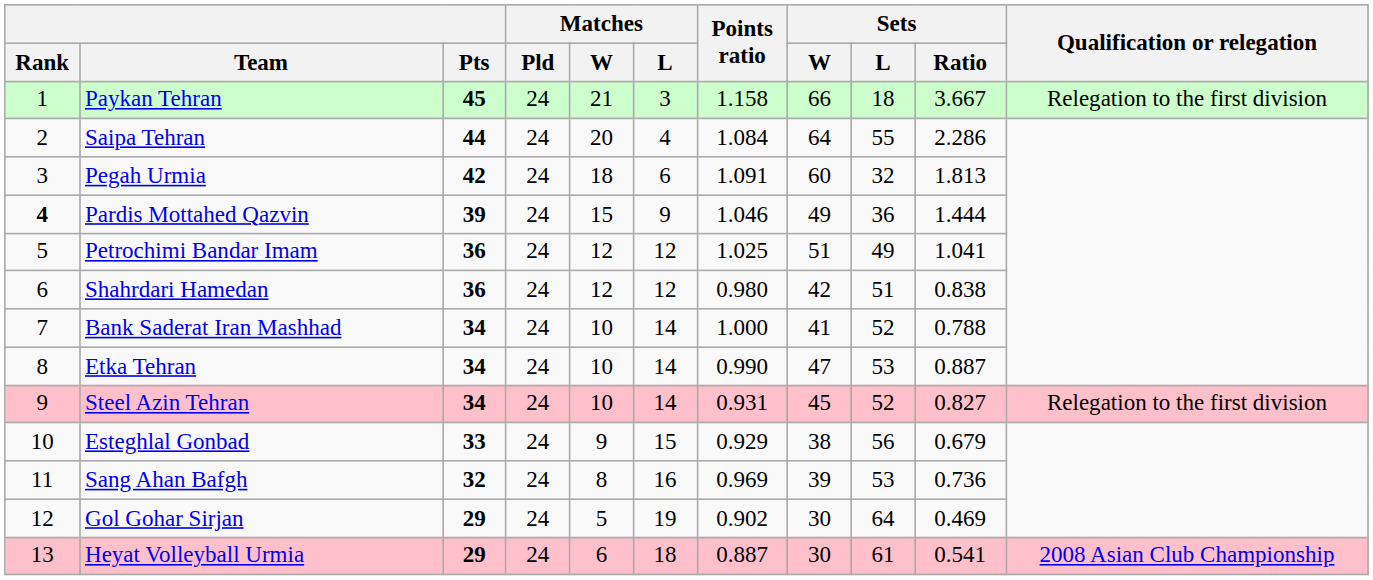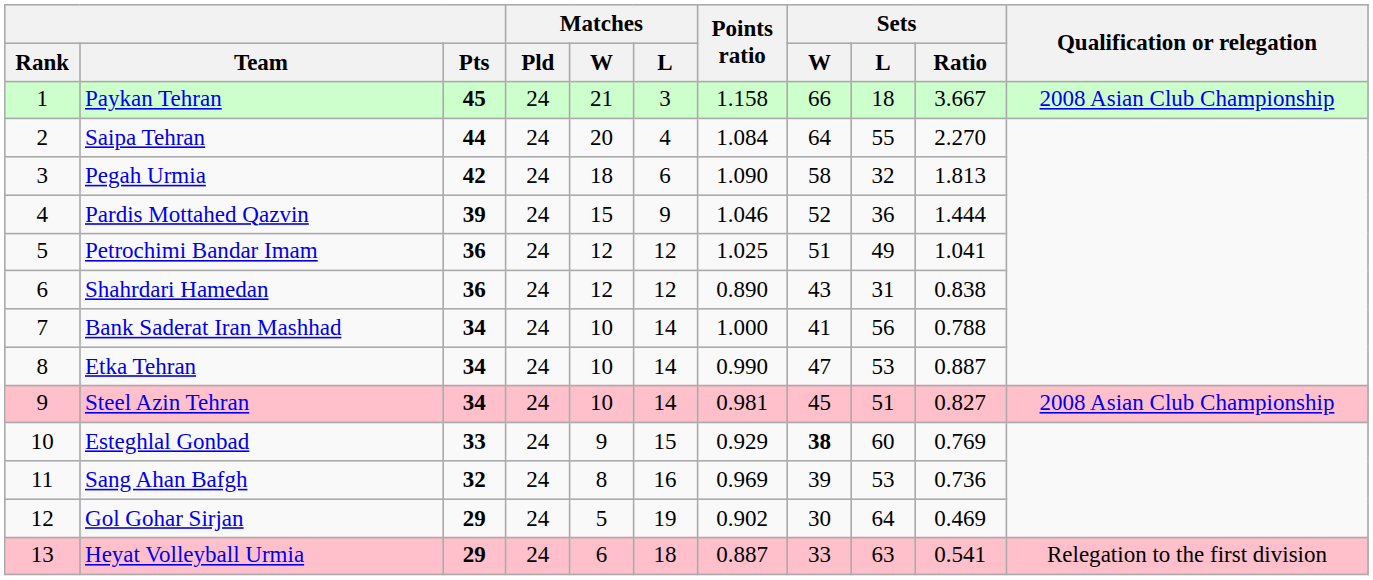(1187, 99) Relegation to the first division -> (1187, 99) 2008 Asian Club Championship
(960, 137) 2.286 -> (960, 137) 2.270
(742, 175) 1.091 -> (742, 175) 1.090
(819, 175) 60 -> (819, 175) 58
(42, 213) bold -> (42, 213) normal
(819, 213) 49 -> (819, 213) 52
(742, 289) 0.980 -> (742, 289) 0.890
(819, 289) 42 -> (819, 289) 43
(883, 289) 51 -> (883, 289) 31
(883, 327) 52 -> (883, 327) 56
(742, 403) 0.931 -> (742, 403) 0.981
(883, 403) 52 -> (883, 403) 51
(1187, 403) Relegation to the first division -> (1187, 403) 2008 Asian Club Championship
(819, 441) normal -> (819, 441) bold
(883, 441) 56 -> (883, 441) 60
(960, 441) 0.679 -> (960, 441) 0.769
(819, 555) 30 -> (819, 555) 33
(883, 555) 61 -> (883, 555) 63
(1187, 555) 2008 Asian Club Championship -> (1187, 555) Relegation to the first division
